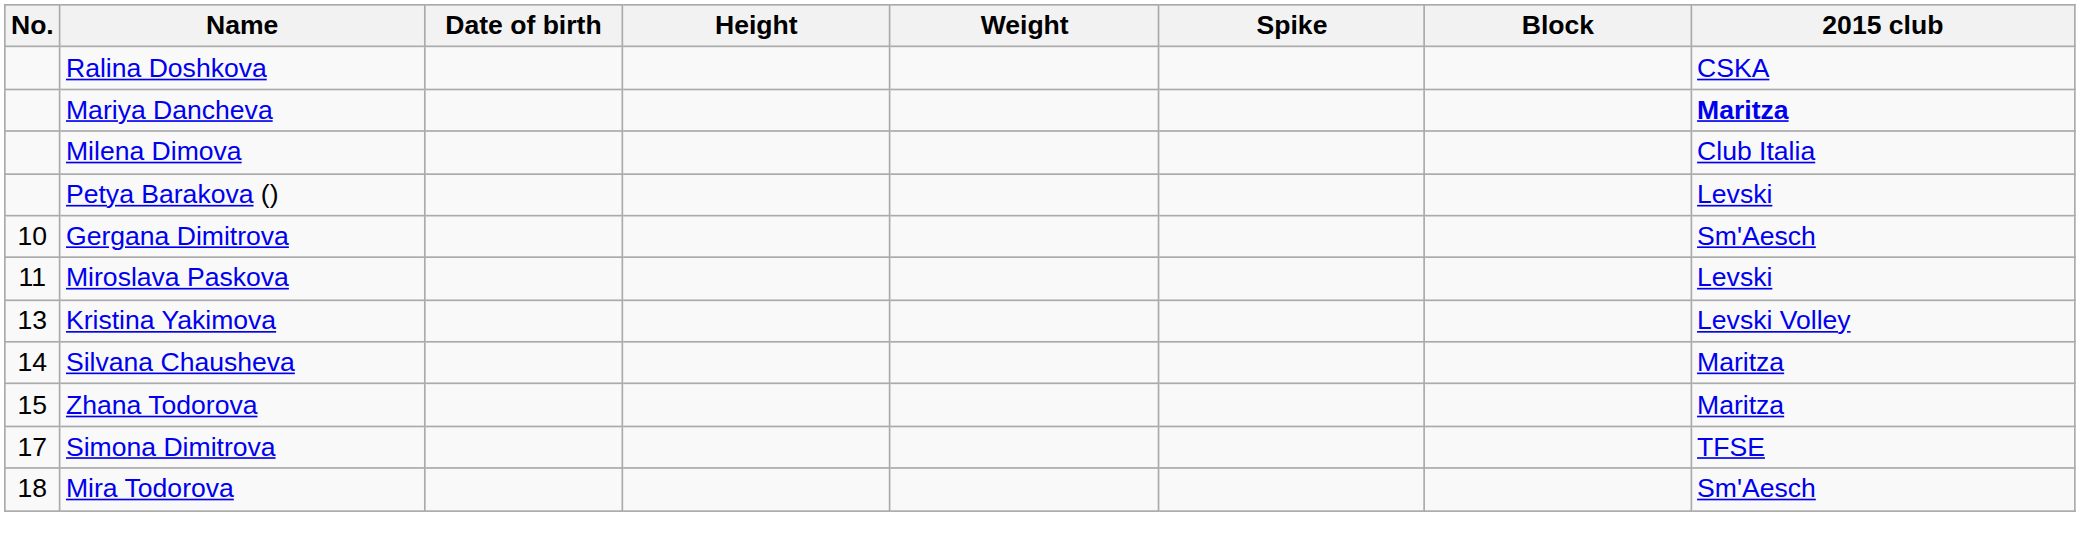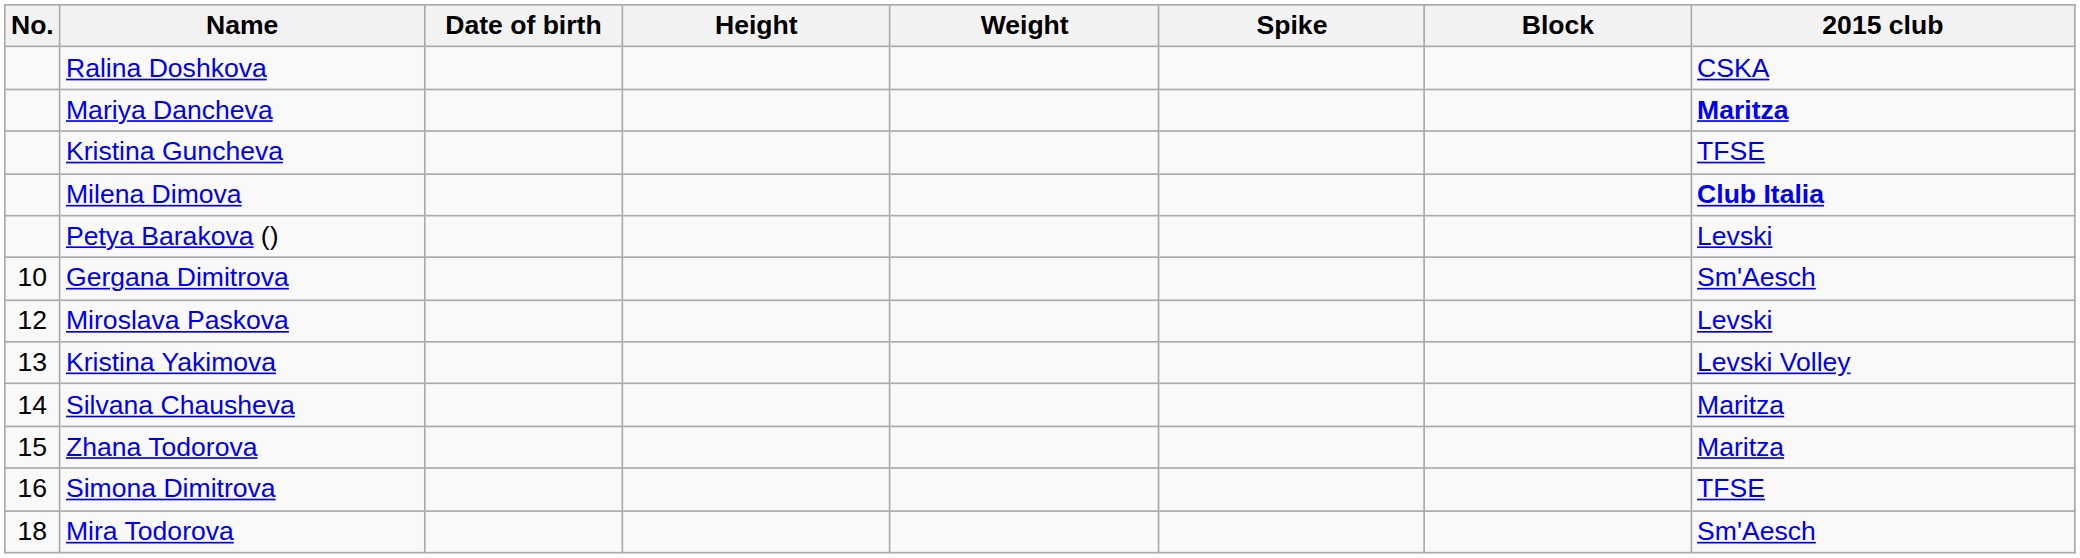+ row: (175, 151)
(1756, 151) normal -> (1761, 194) bold
(32, 278) 11 -> (32, 320) 12
(32, 446) 17 -> (32, 488) 16
